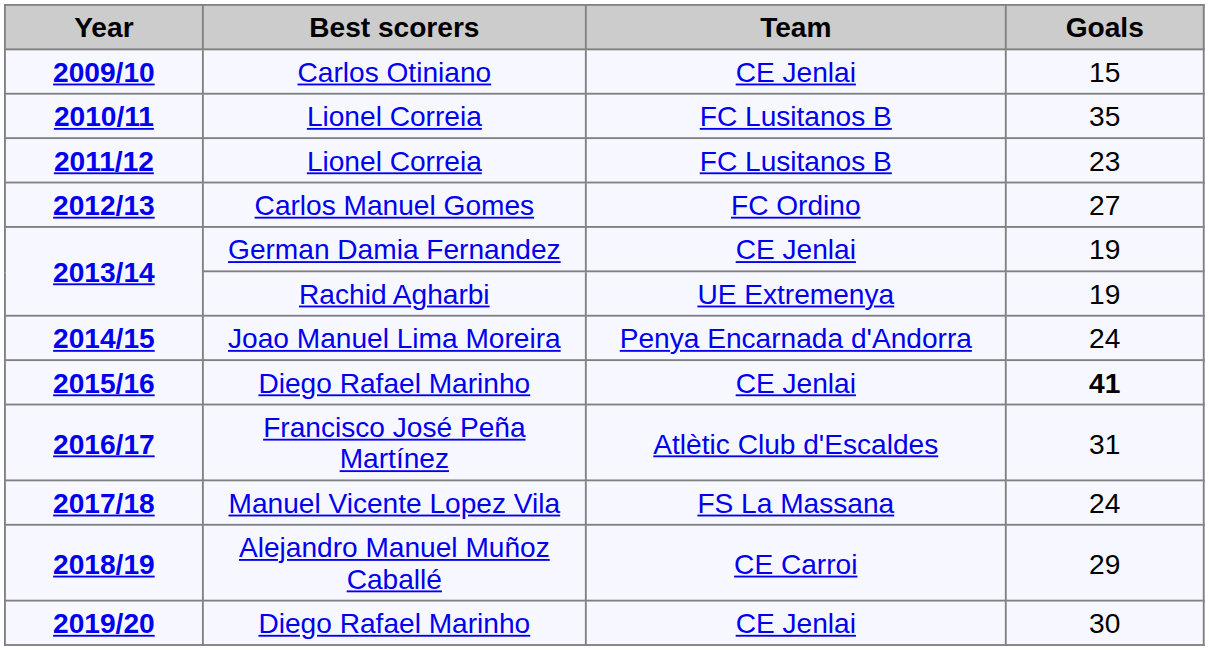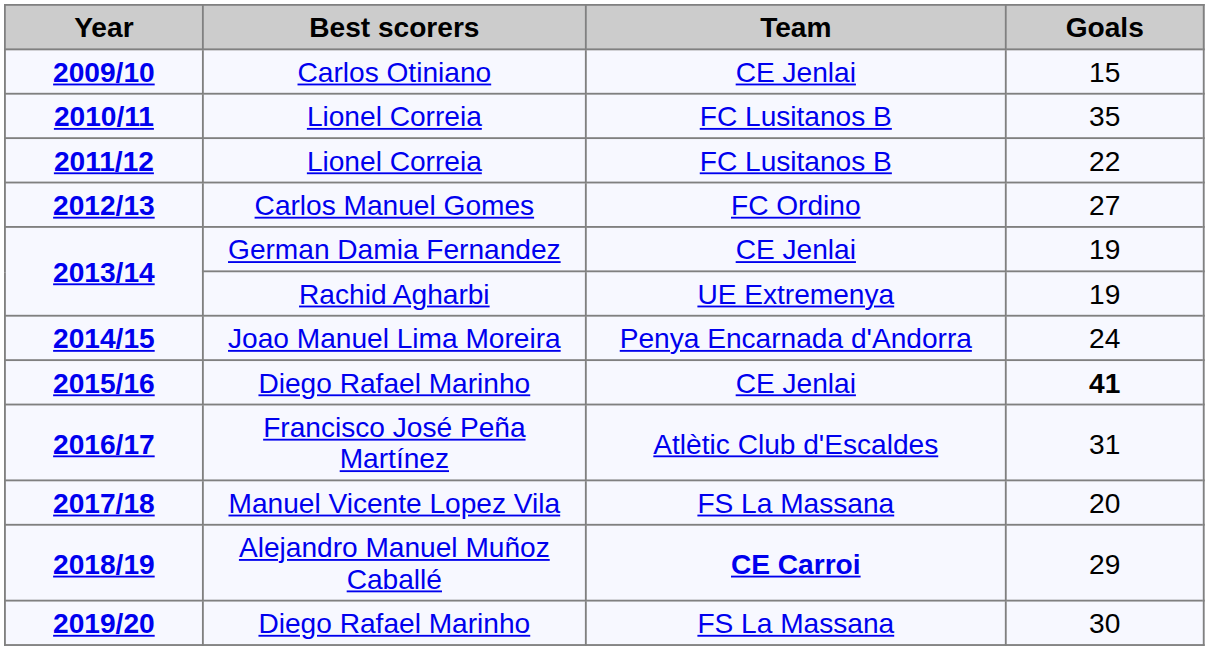(1105, 160) 23 -> (1105, 160) 22
(1105, 503) 24 -> (1105, 503) 20
(796, 563) normal -> (796, 563) bold
(796, 623) CE Jenlai -> (796, 623) FS La Massana
